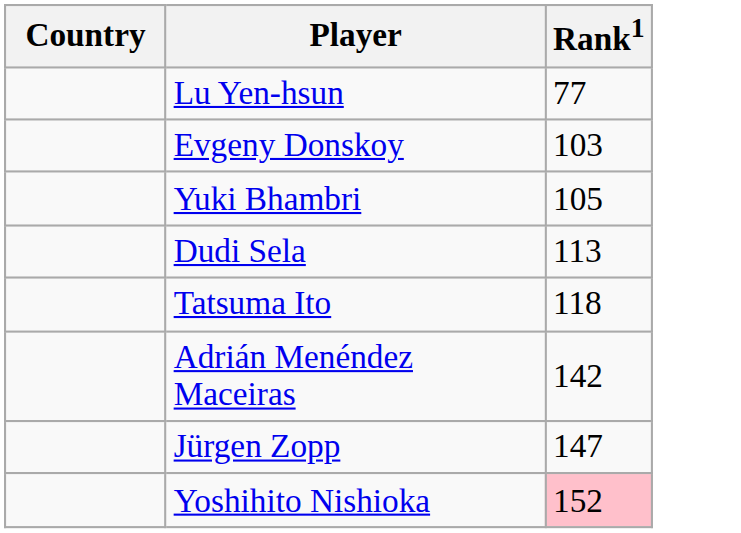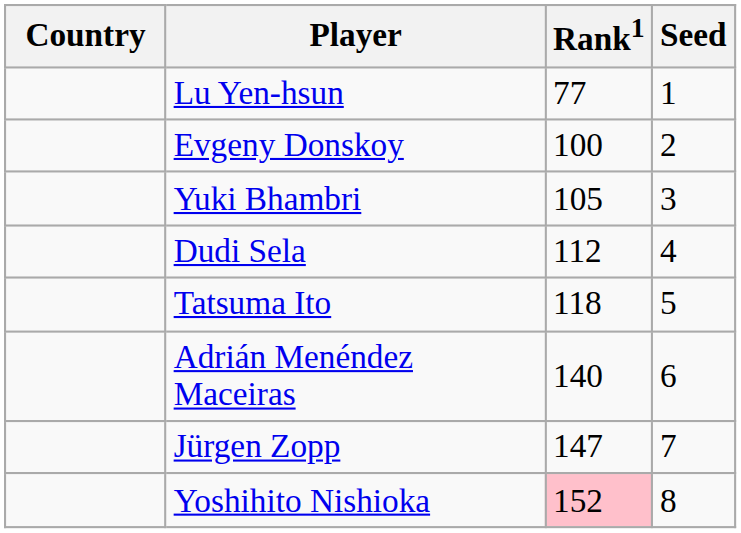+ column: (693, 35)
(578, 145) 103 -> (578, 145) 100
(577, 251) 113 -> (577, 251) 112
(578, 375) 142 -> (578, 375) 140
